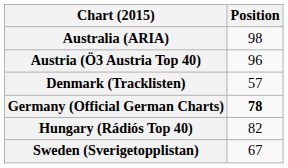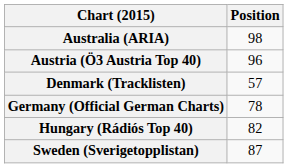(255, 106) bold -> (255, 106) normal
(255, 151) 67 -> (255, 151) 87
